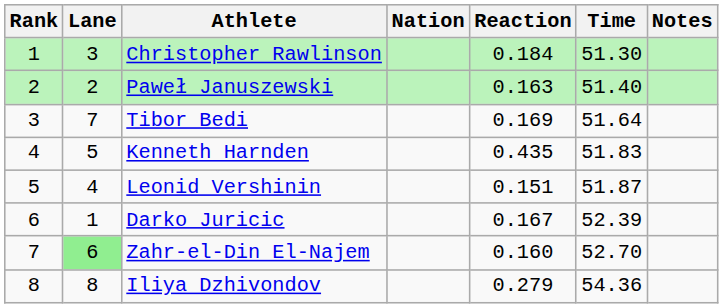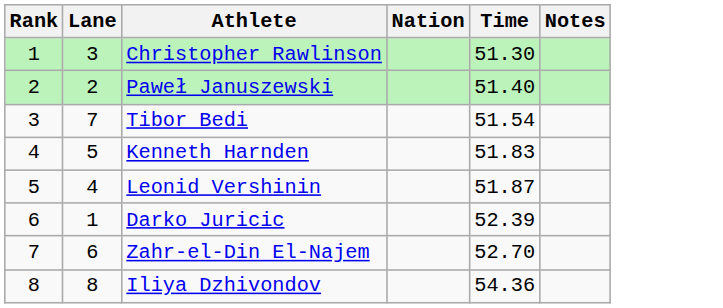- column: (523, 21)
(612, 120) 51.64 -> (505, 120) 51.54
(92, 253) lightgreen background -> (92, 253) no background
